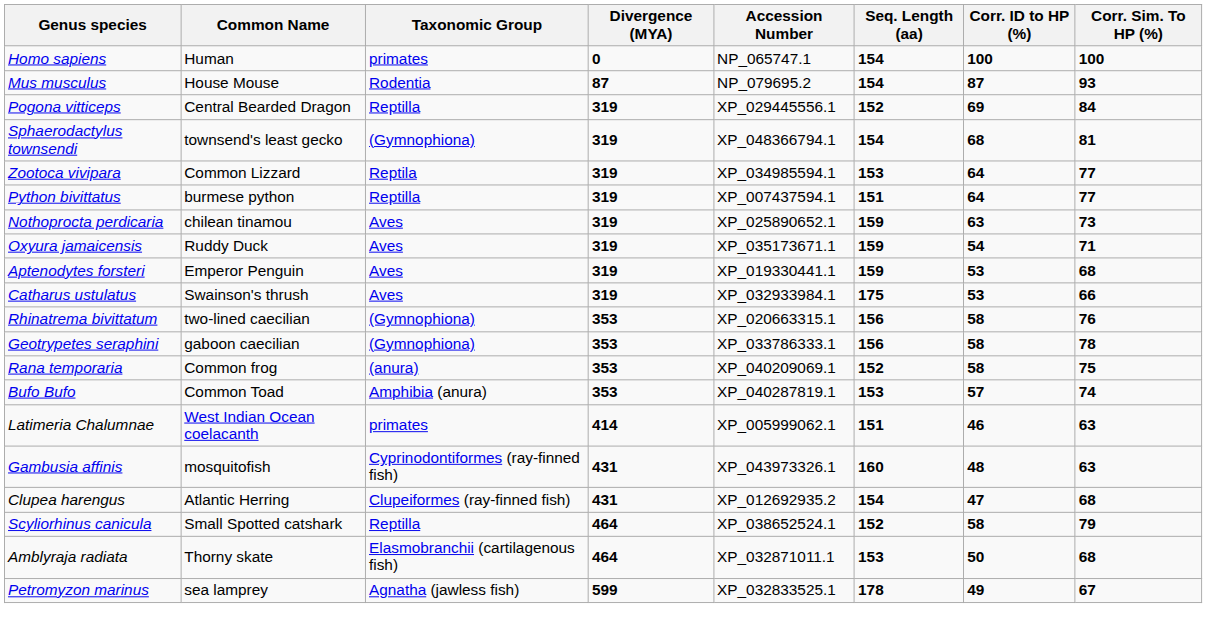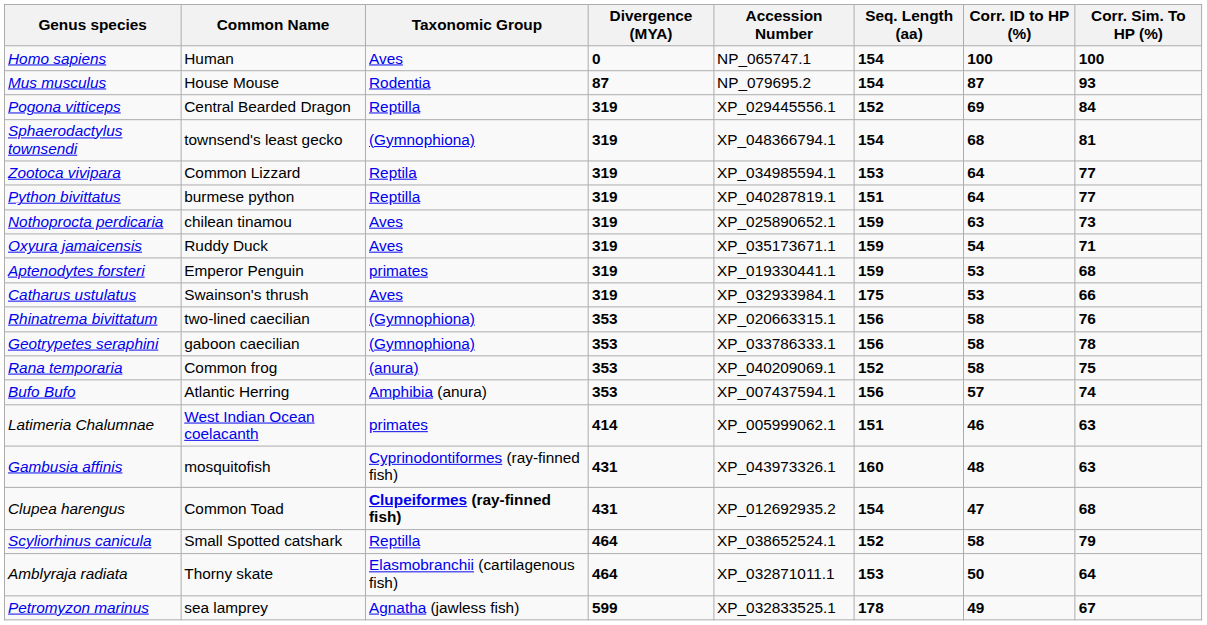(398, 58) primates -> (386, 58) Aves
(776, 197) XP_007437594.1 -> (776, 197) XP_040287819.1
(386, 270) Aves -> (398, 270) primates
(234, 392) Common Toad -> (237, 392) Atlantic Herring
(776, 392) XP_040287819.1 -> (776, 392) XP_007437594.1
(871, 392) 153 -> (871, 392) 156
(237, 499) Atlantic Herring -> (234, 508) Common Toad
(470, 499) normal -> (460, 508) bold
(1087, 557) 68 -> (1087, 574) 64
